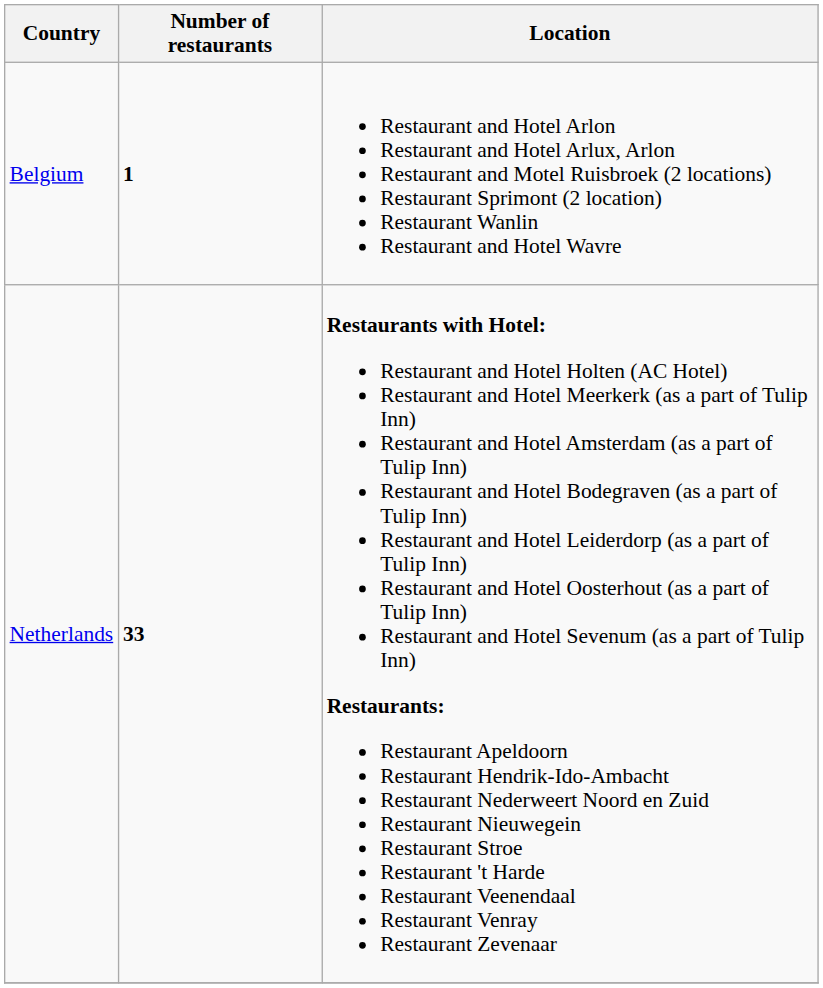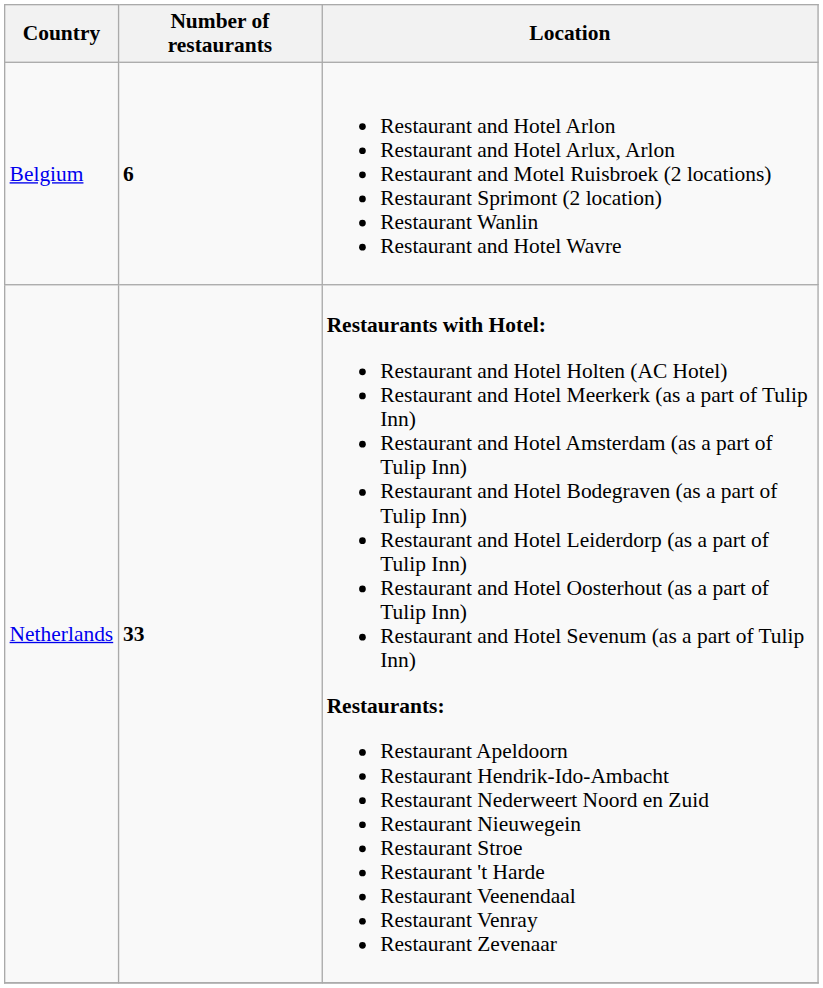(128, 173) 1 -> (128, 173) 6
